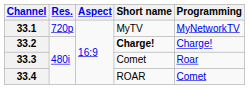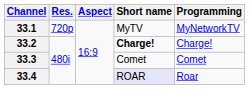(187, 60) Roar -> (191, 60) Comet
(131, 76) no background -> (131, 76) lavender background
(191, 76) Comet -> (187, 76) Roar
